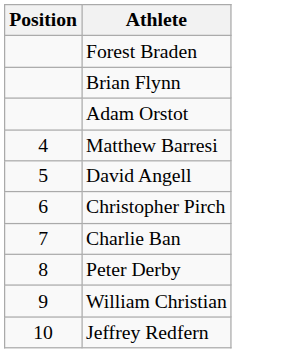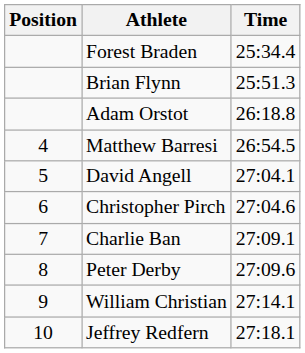+ column: (266, 20)
